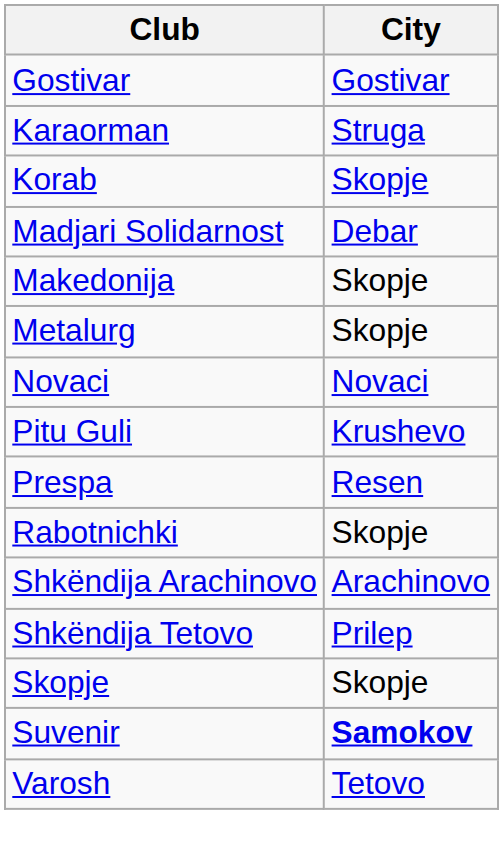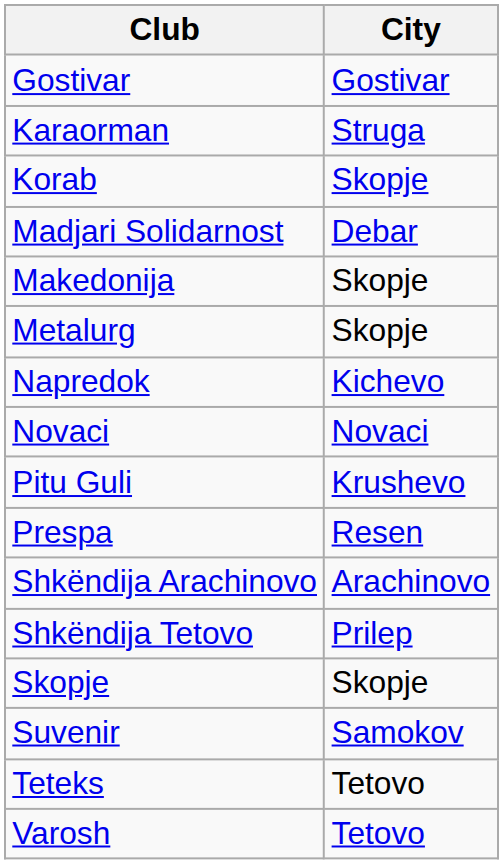+ row: (81, 381)
- row: (95, 532)
(402, 733) bold -> (398, 733) normal
+ row: (58, 783)
